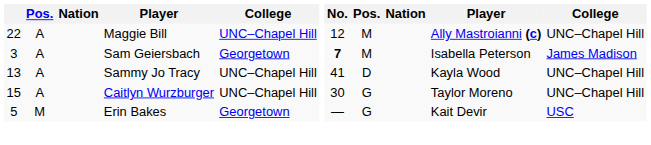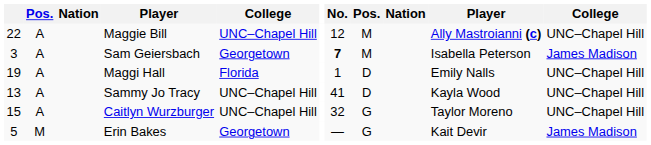+ row: (134, 73)
(338, 92) 30 -> (338, 112) 32
(560, 112) USC -> (592, 132) James Madison
